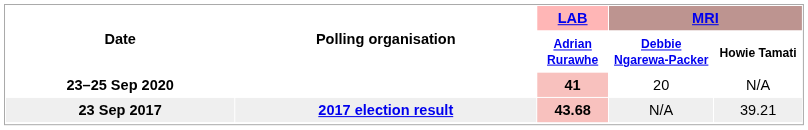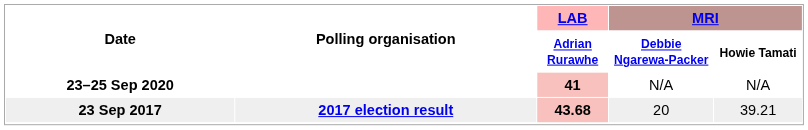(661, 85) 20 -> (661, 85) N/A
(661, 110) N/A -> (661, 110) 20
